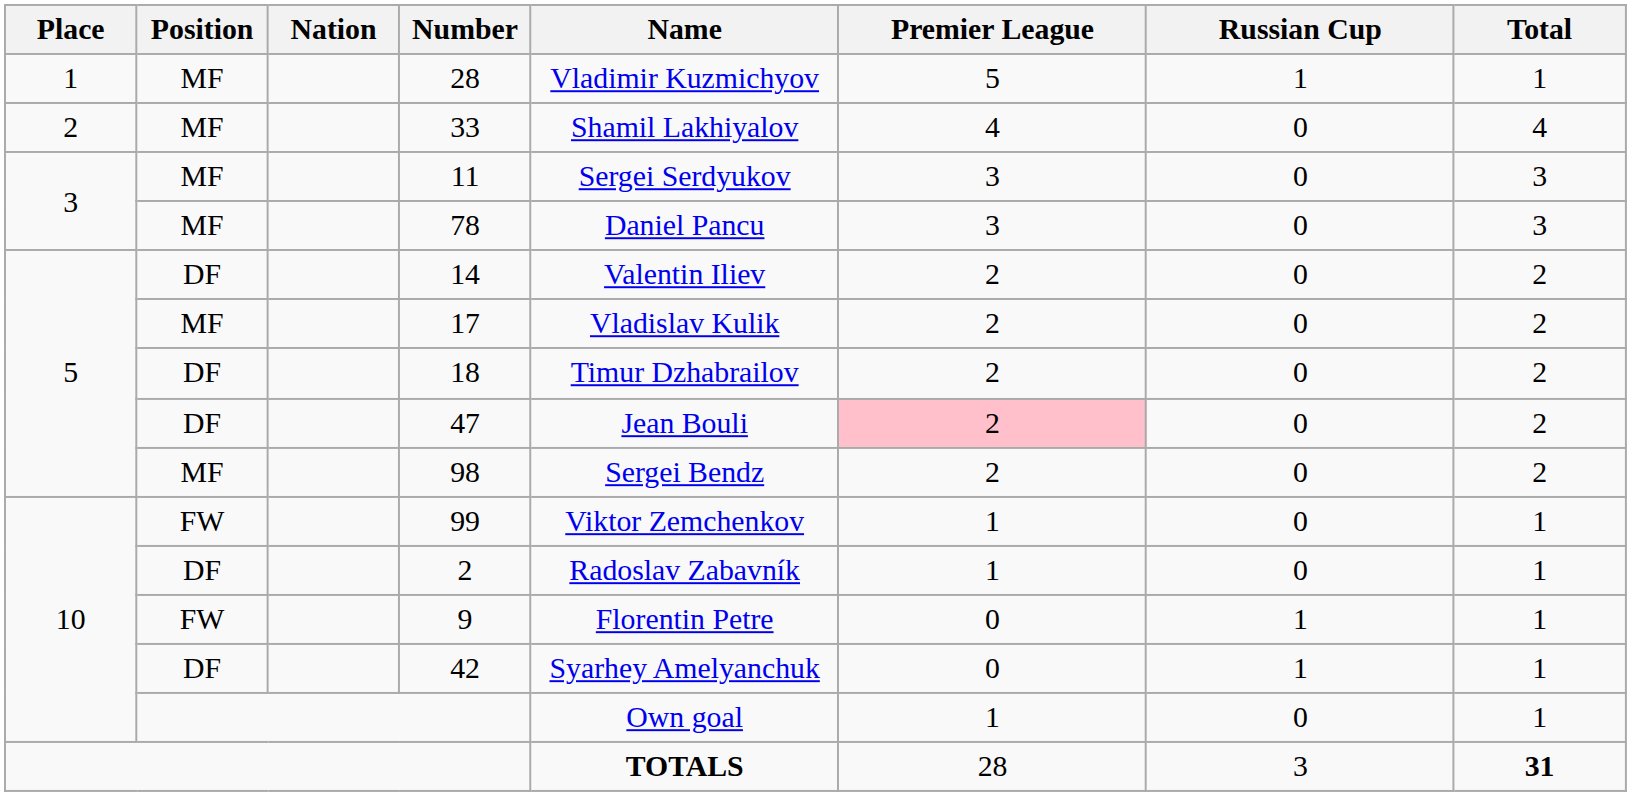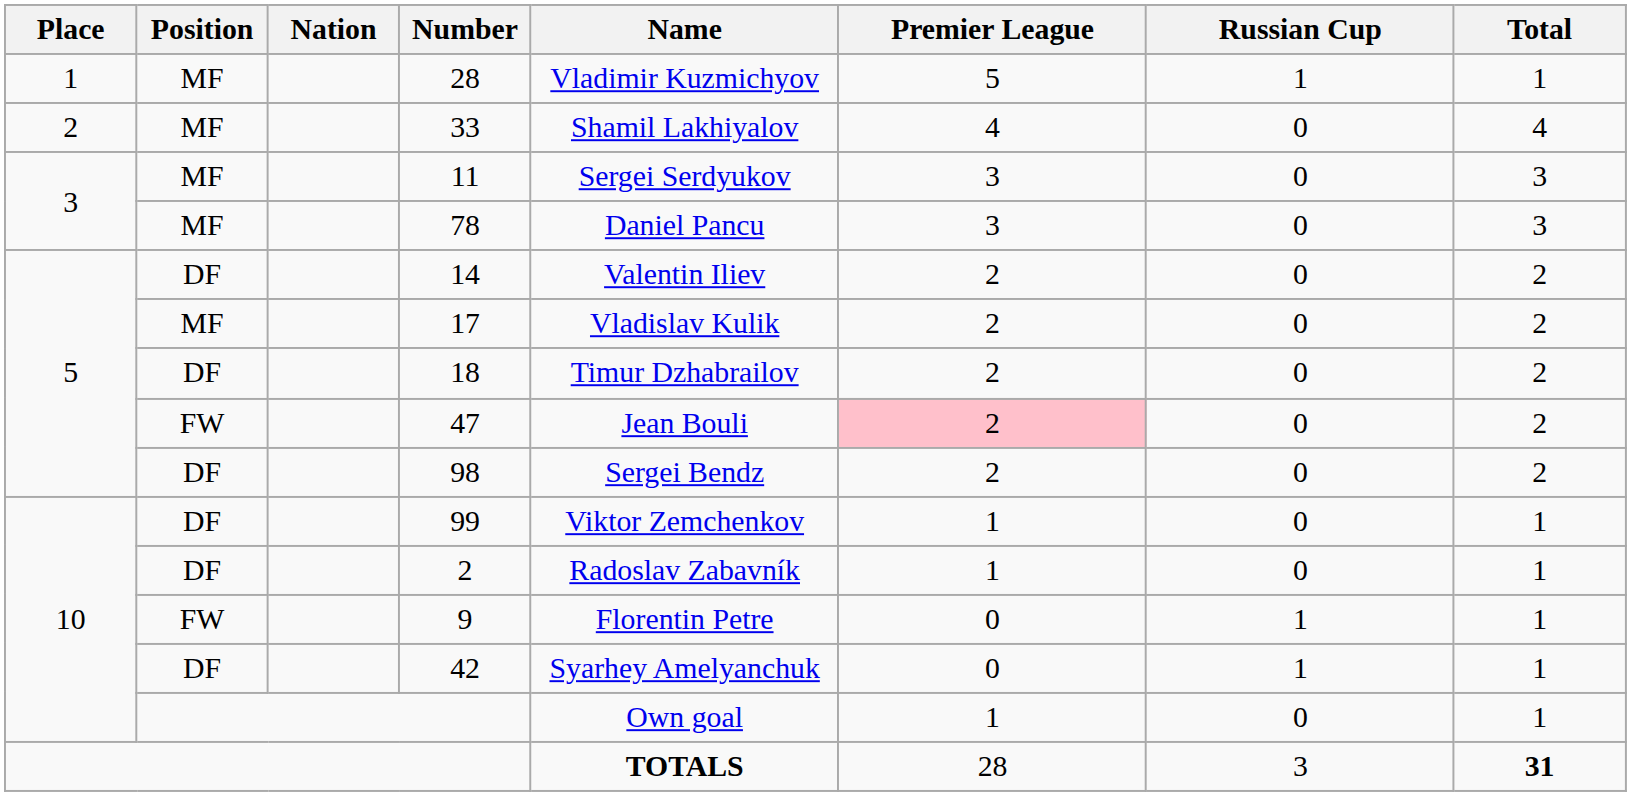(202, 422) DF -> (202, 422) FW
(202, 471) MF -> (202, 471) DF
(202, 520) FW -> (202, 520) DF
